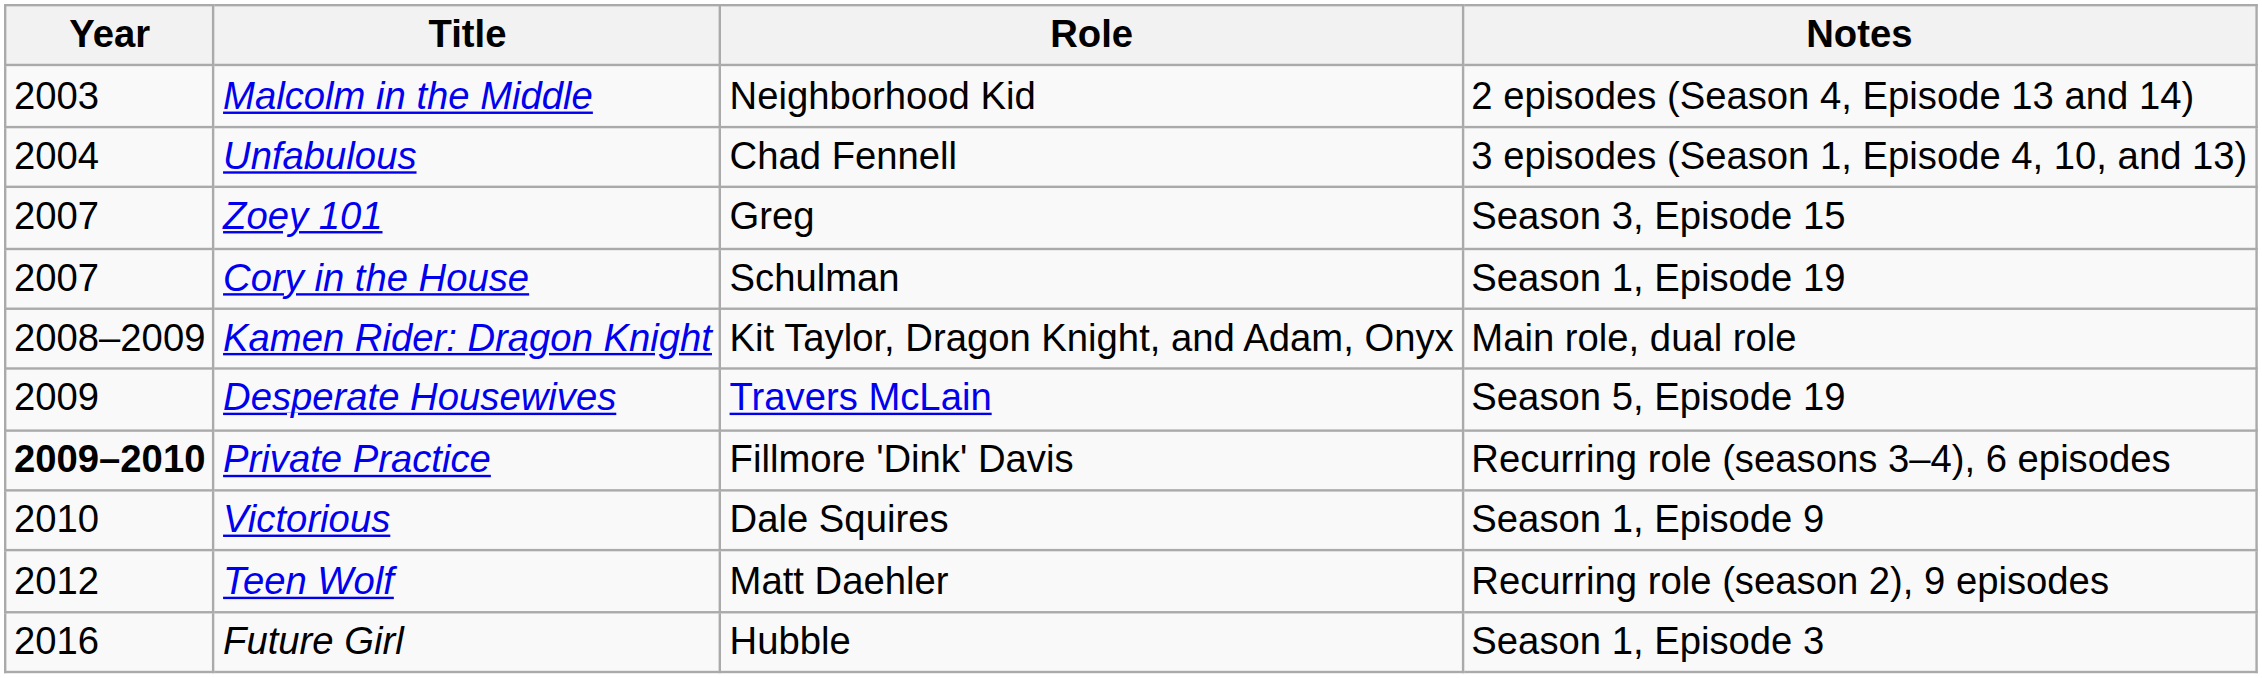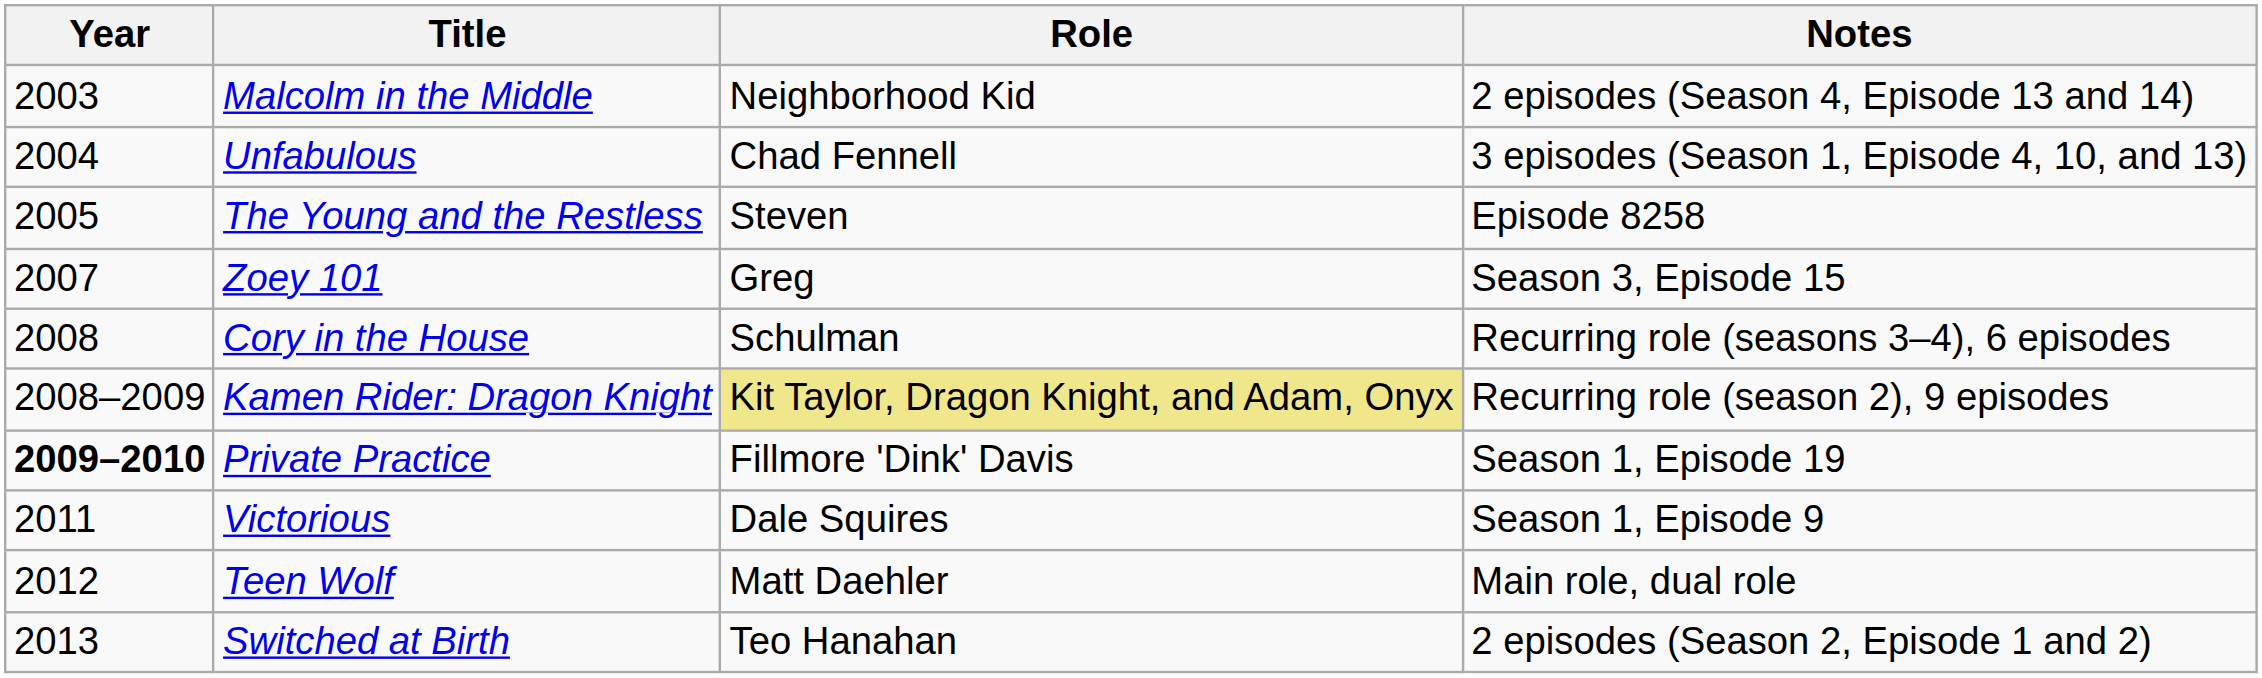+ row: (463, 216)
(57, 277) 2007 -> (57, 338) 2008
(1658, 277) Season 1, Episode 19 -> (1821, 338) Recurring role (seasons 3–4), 6 episodes
(1092, 338) no background -> (1092, 398) khaki background
(1634, 338) Main role, dual role -> (1790, 398) Recurring role (season 2), 9 episodes
- row: (420, 398)
(1821, 459) Recurring role (seasons 3–4), 6 episodes -> (1658, 459) Season 1, Episode 19
(57, 519) 2010 -> (55, 519) 2011
(1790, 580) Recurring role (season 2), 9 episodes -> (1634, 580) Main role, dual role
+ row: (367, 641)
- row: (313, 641)
